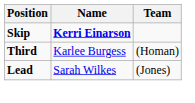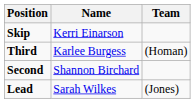(92, 32) bold -> (88, 32) normal
+ row: (25, 70)
